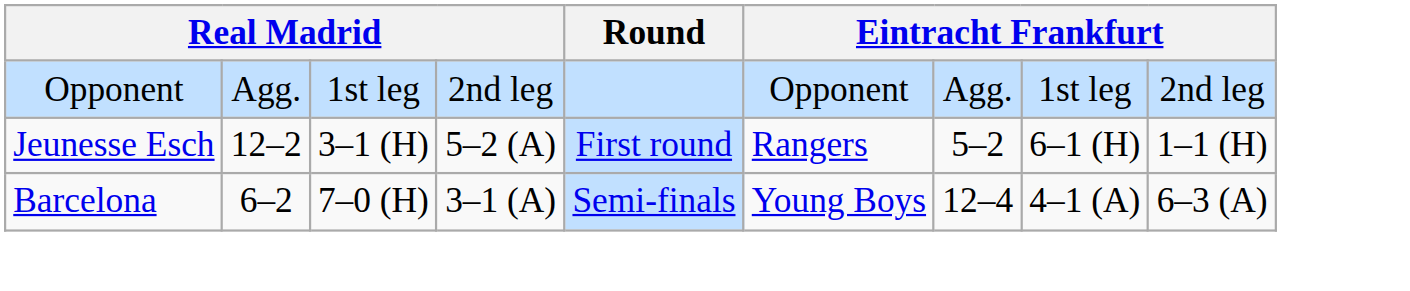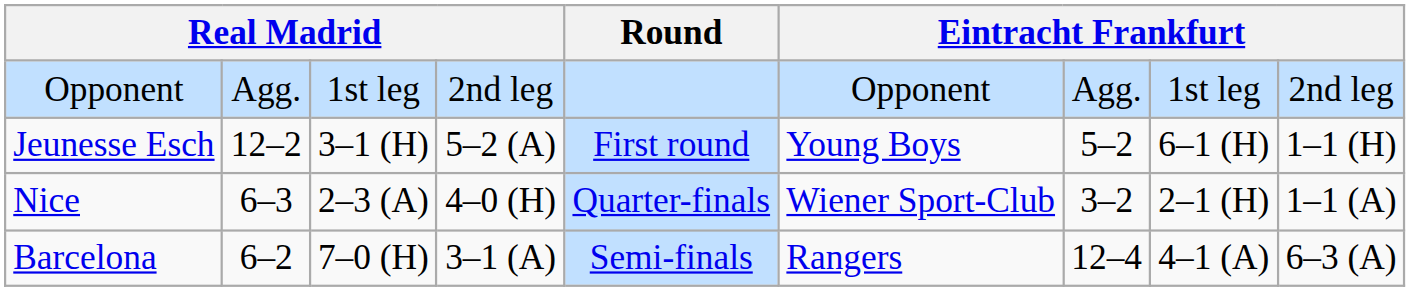(810, 144) Rangers -> (874, 144) Young Boys
+ row: (47, 200)
(839, 200) Young Boys -> (844, 256) Rangers
